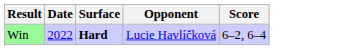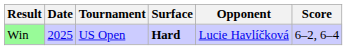+ column: (112, 14)
(60, 34) 2022 -> (60, 34) 2025
